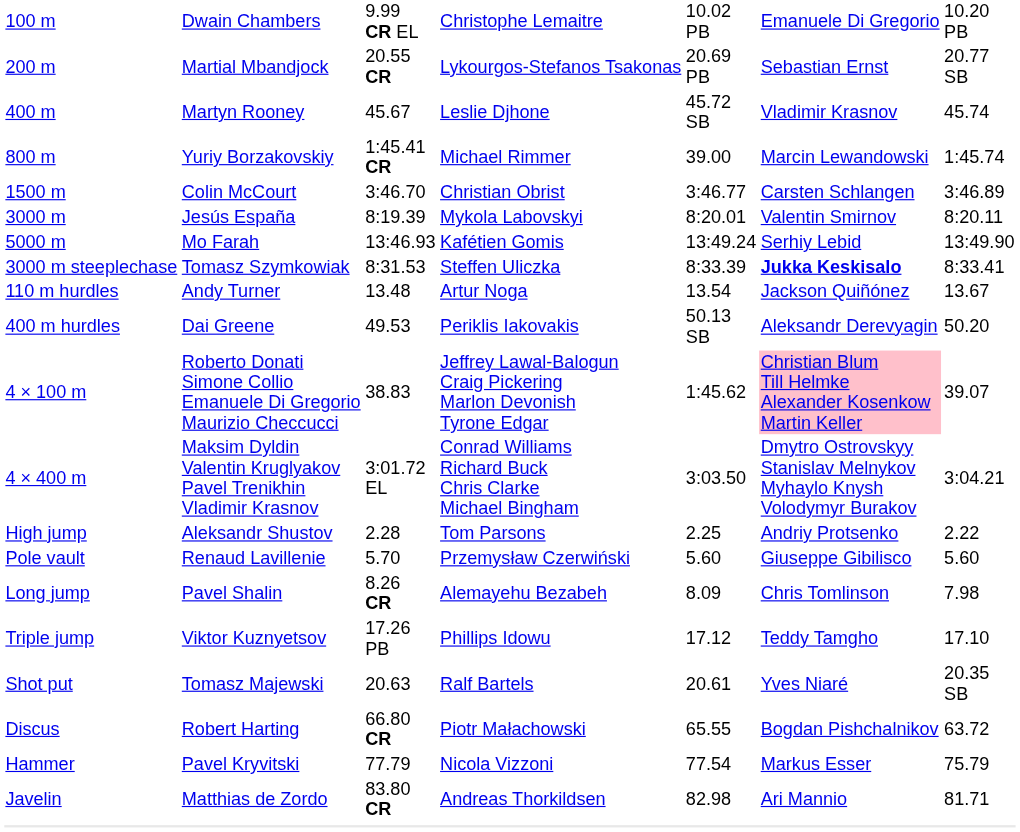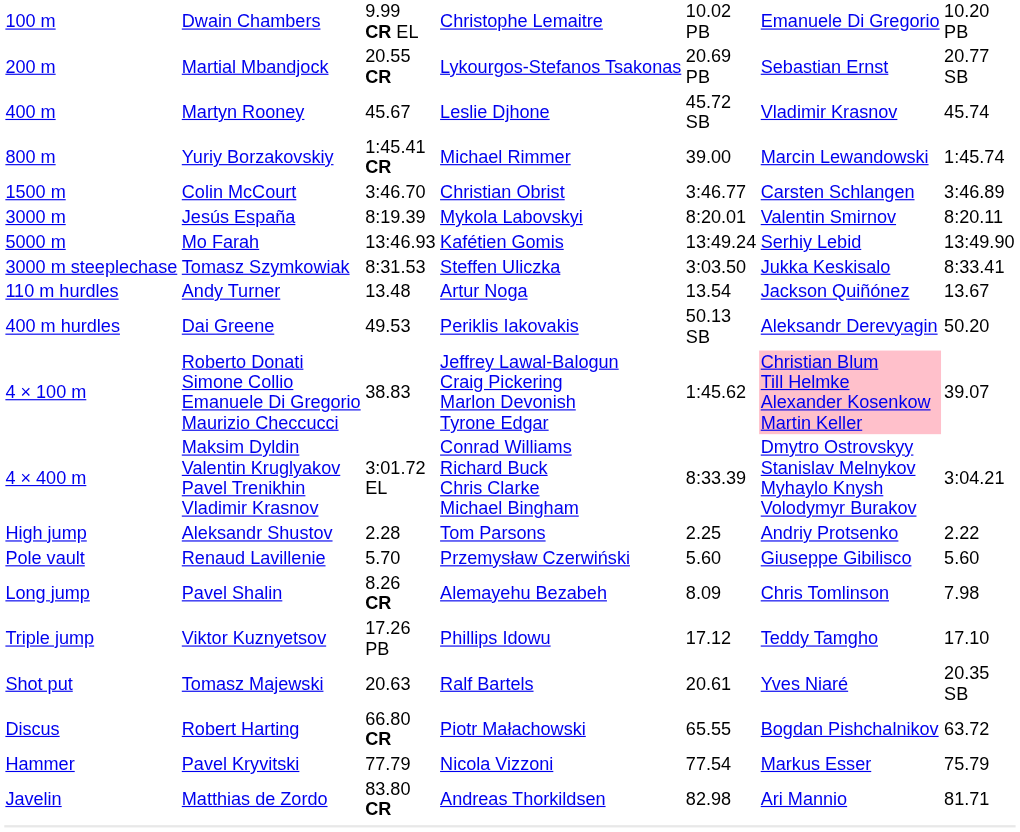(716, 266) 8:33.39 -> (716, 266) 3:03.50
(831, 266) bold -> (826, 266) normal
(716, 478) 3:03.50 -> (716, 478) 8:33.39
